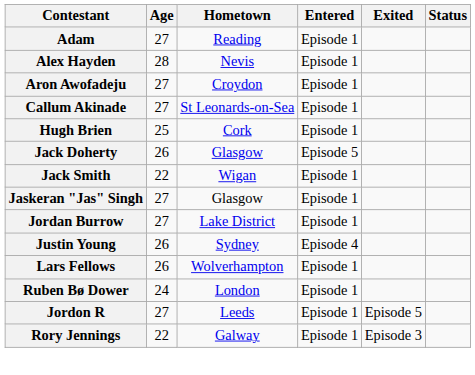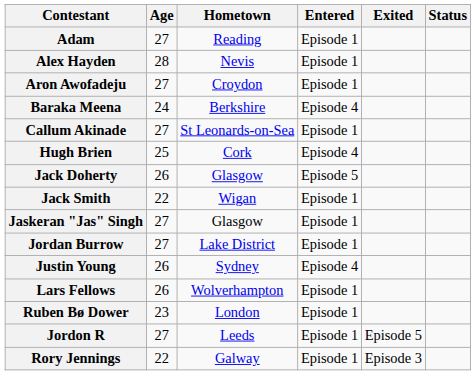+ row: (76, 107)
(330, 130) Episode 1 -> (330, 152) Episode 4
(162, 289) 24 -> (162, 312) 23
